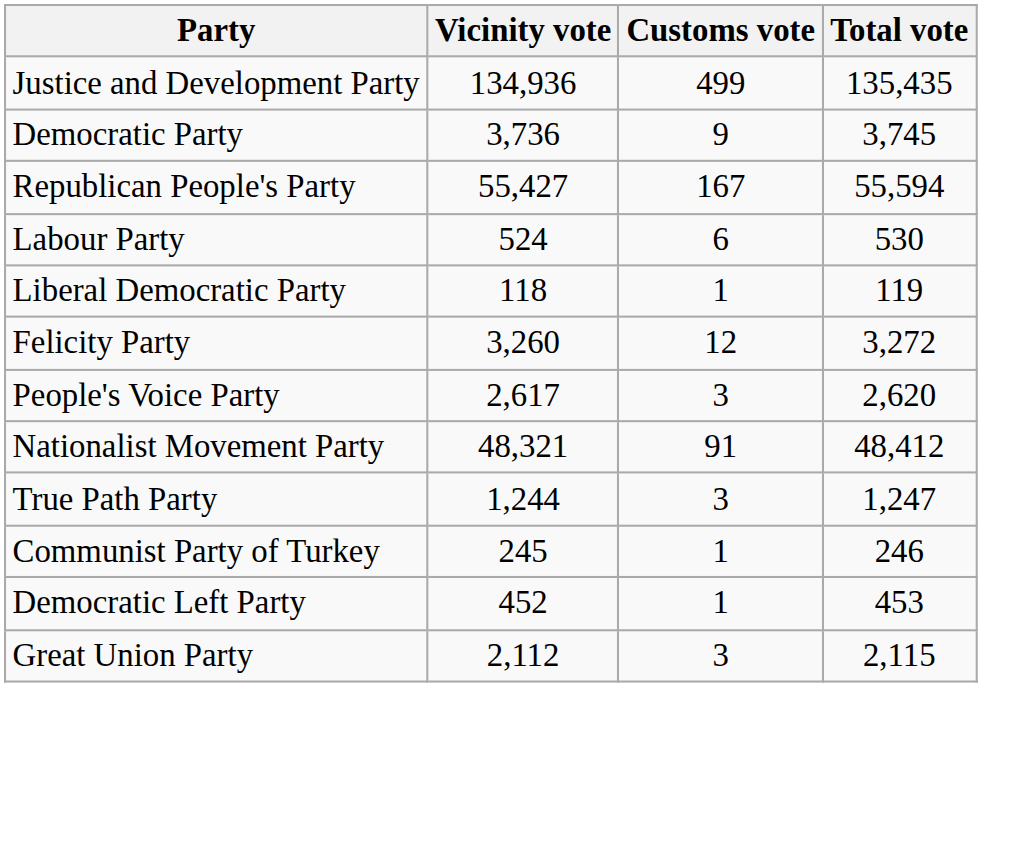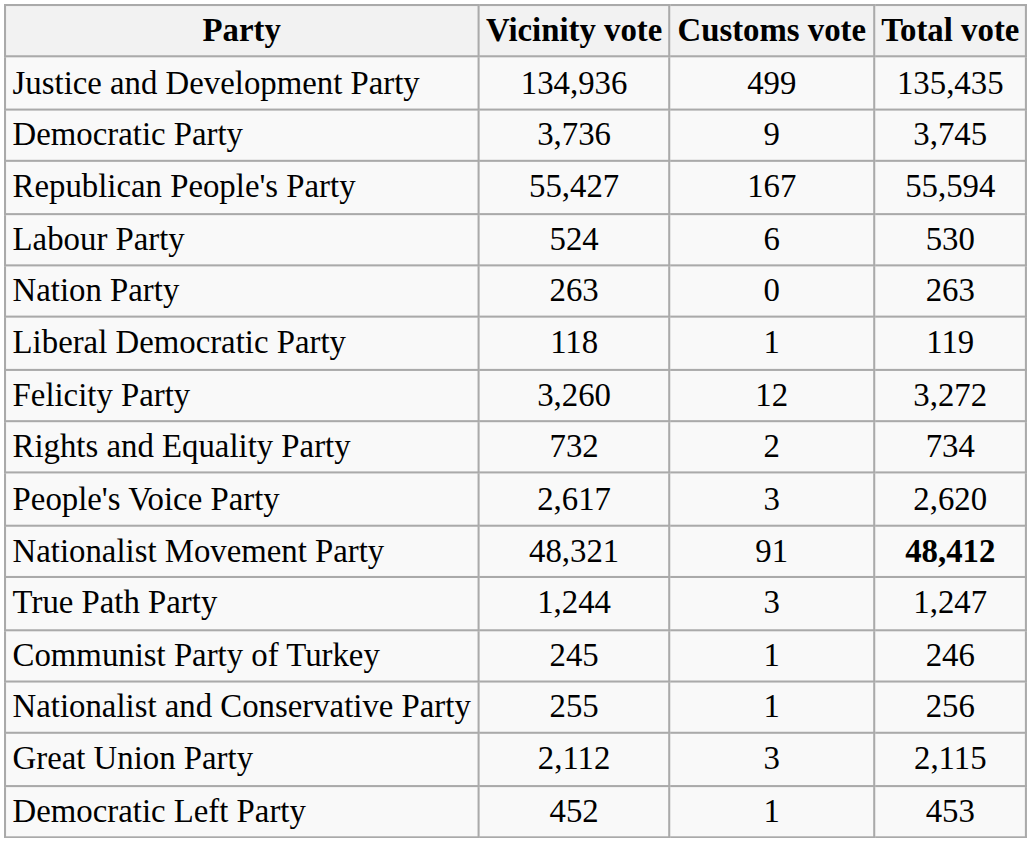+ row: (96, 290)
+ row: (182, 446)
(899, 446) normal -> (950, 550) bold
+ row: (242, 706)
rows swapped: (133, 654) <-> (159, 602)
